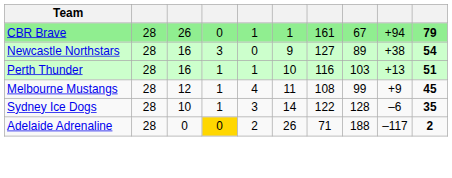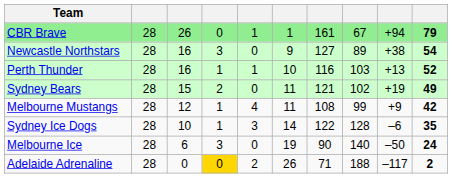(430, 70) 51 -> (430, 70) 52
+ row: (44, 88)
(430, 88) 45 -> (430, 107) 42
+ row: (45, 145)
